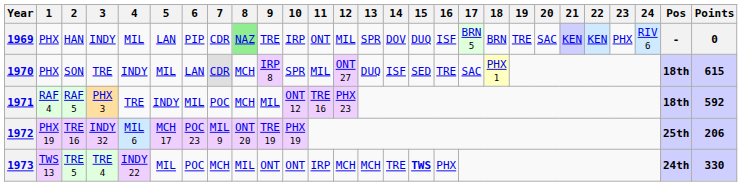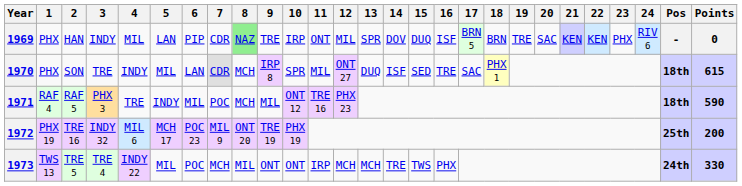(715, 102) 592 -> (715, 102) 590
(715, 133) 206 -> (715, 133) 200
(421, 165) bold -> (421, 165) normal
